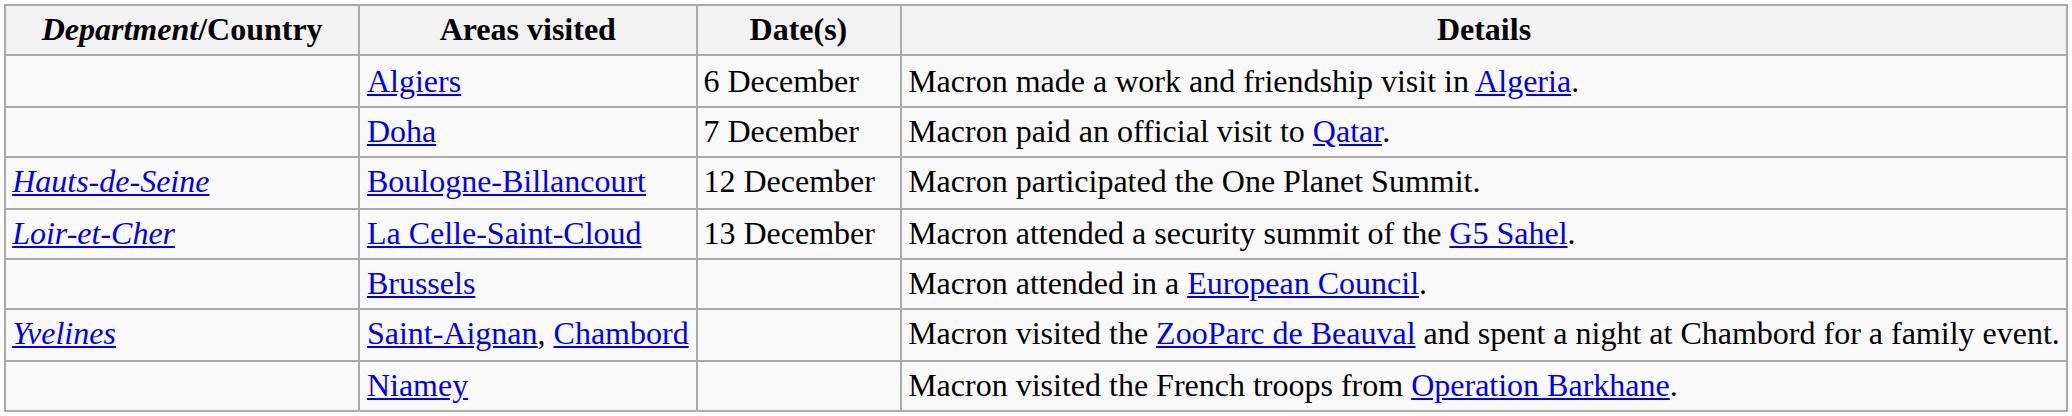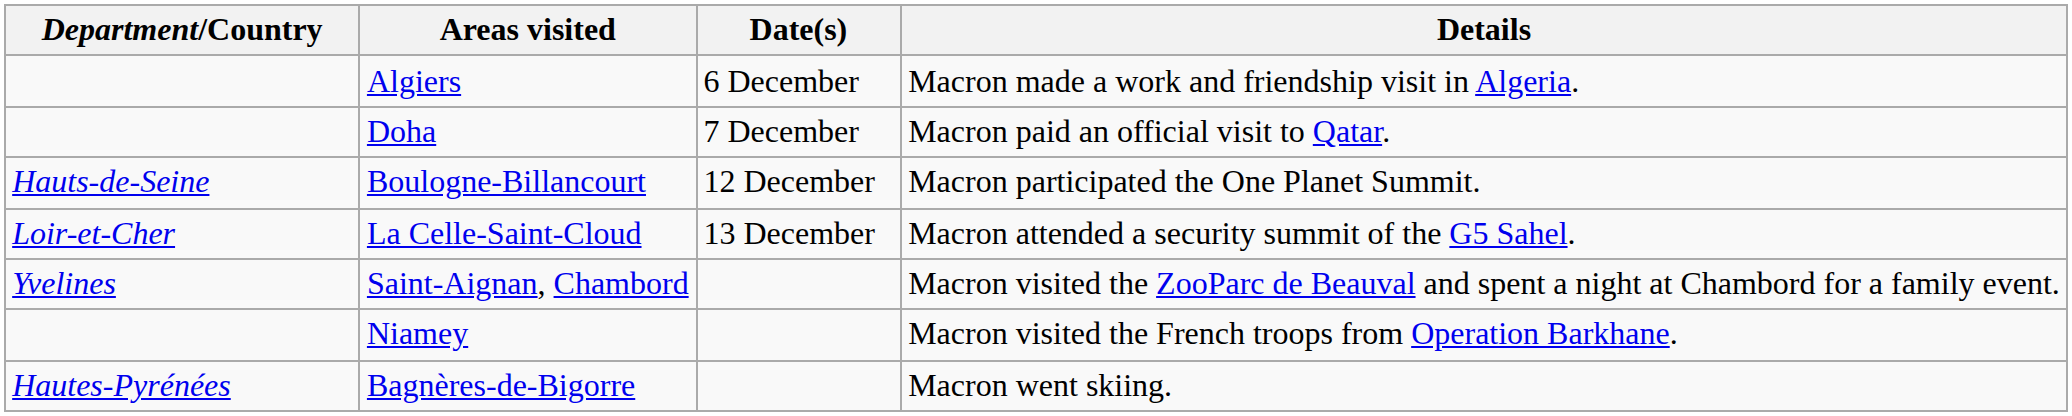- row: (421, 283)
+ row: (501, 385)
